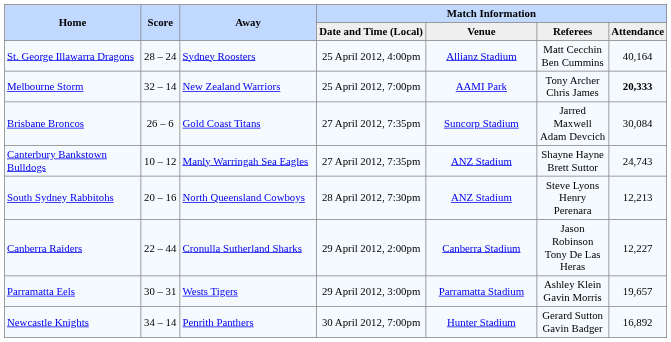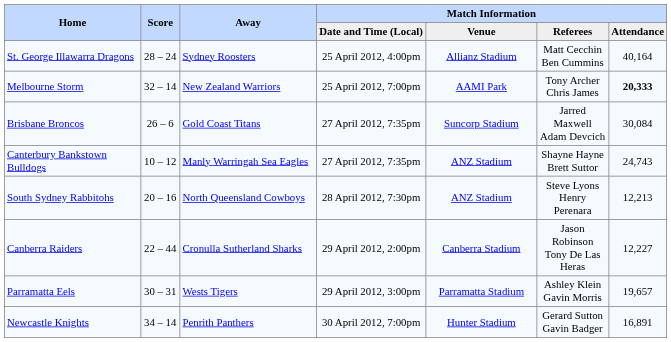(638, 322) 16,892 -> (638, 322) 16,891
